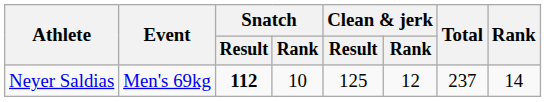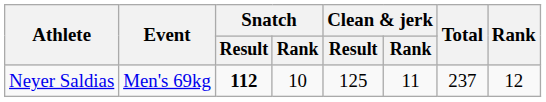(411, 80) 12 -> (411, 80) 11
(514, 80) 14 -> (514, 80) 12
